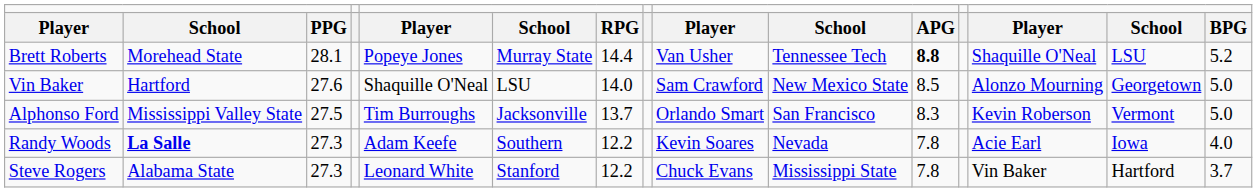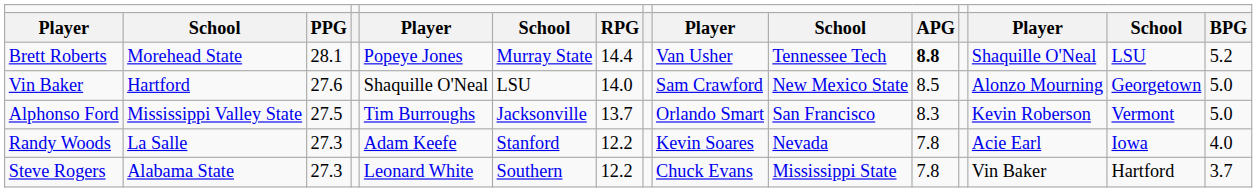(159, 143) bold -> (157, 143) normal
(530, 143) Southern -> (528, 143) Stanford
(528, 172) Stanford -> (530, 172) Southern
